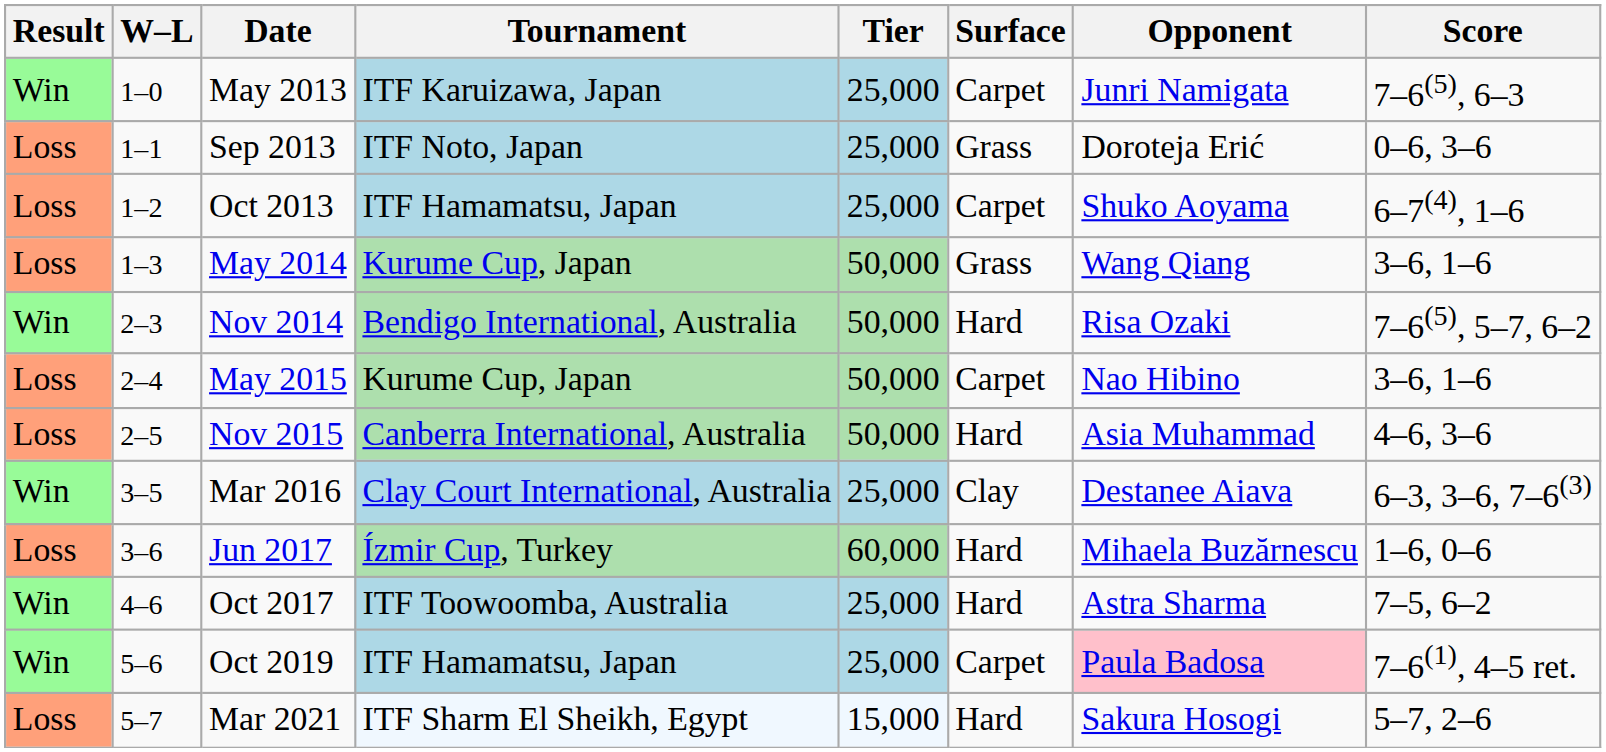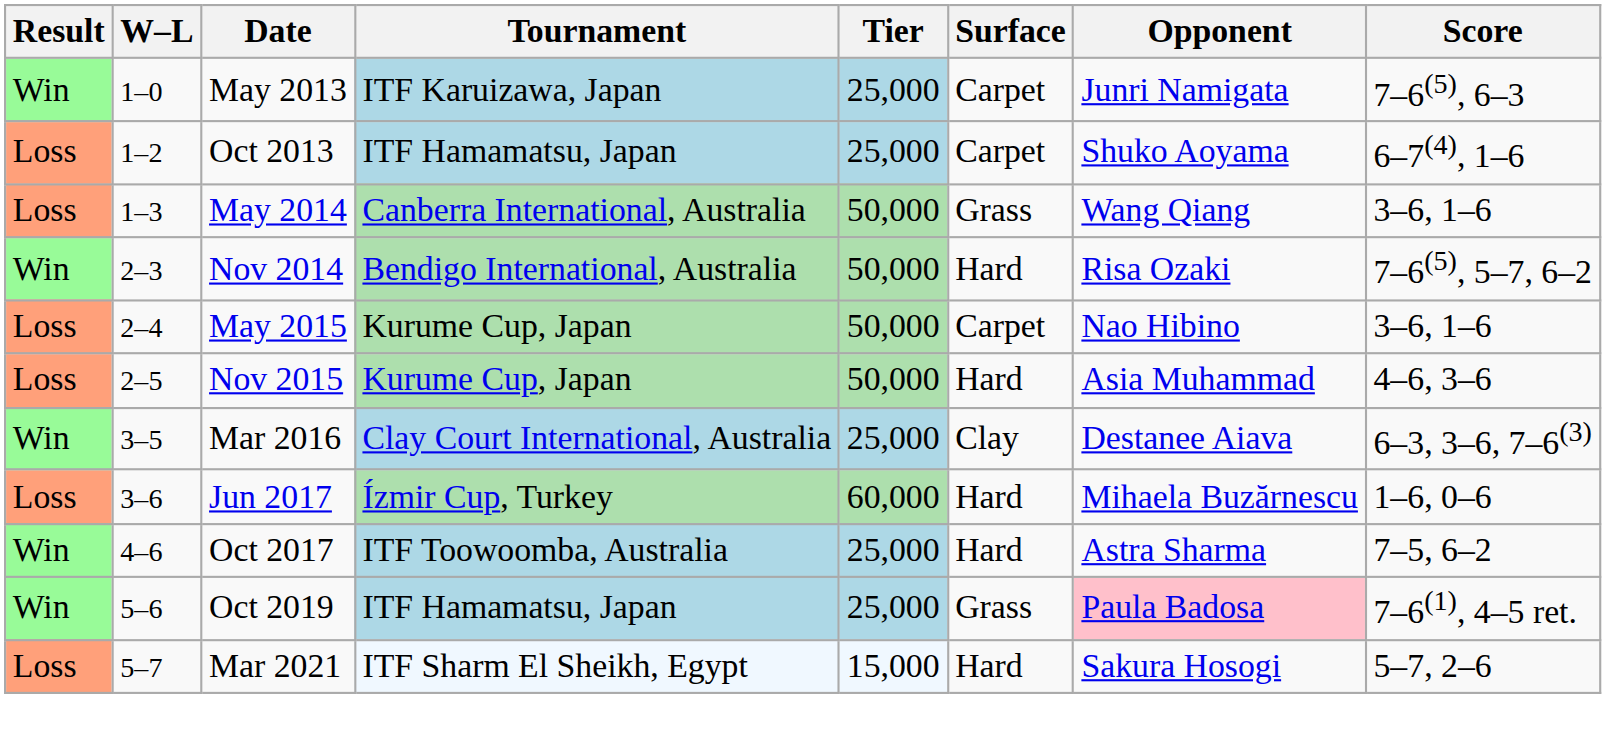- row: (272, 147)
(497, 263) Kurume Cup, Japan -> (584, 210) Canberra International, Australia
(584, 433) Canberra International, Australia -> (497, 379) Kurume Cup, Japan
(1000, 661) Carpet -> (994, 607) Grass
